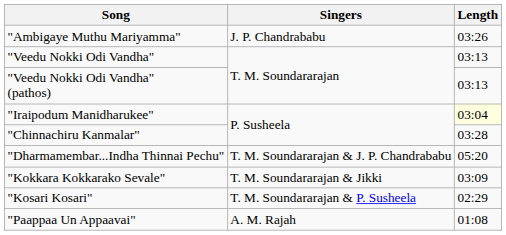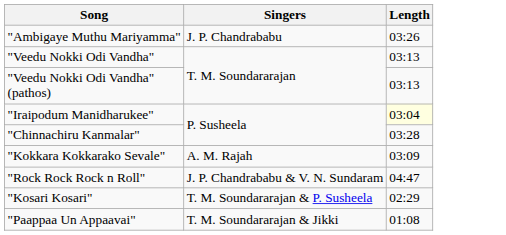- row: (116, 156)
(306, 177) T. M. Soundararajan & Jikki -> (220, 156) A. M. Rajah
+ row: (76, 177)
(263, 219) A. M. Rajah -> (263, 219) T. M. Soundararajan & Jikki
